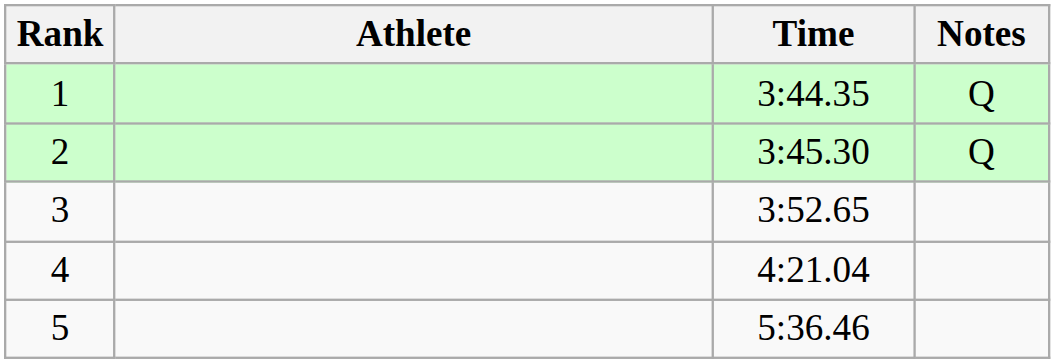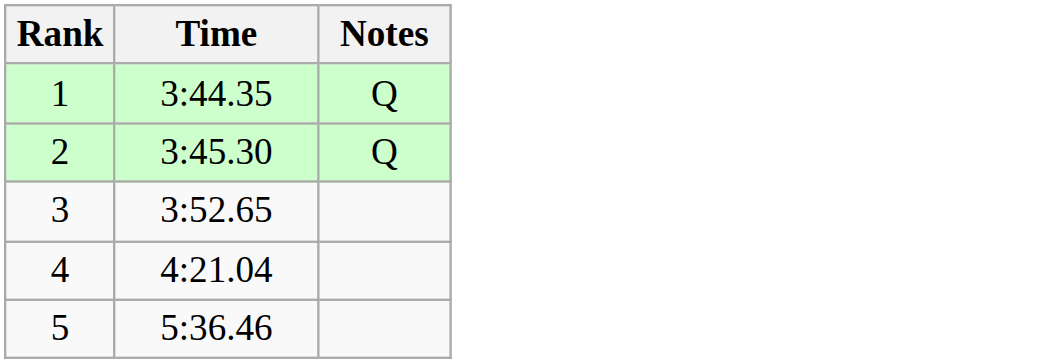- column: (414, 33)
